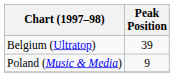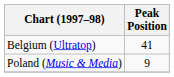(147, 44) 39 -> (147, 44) 41
